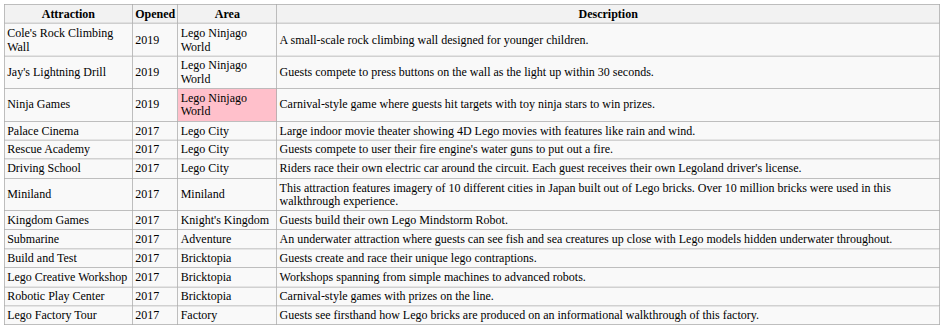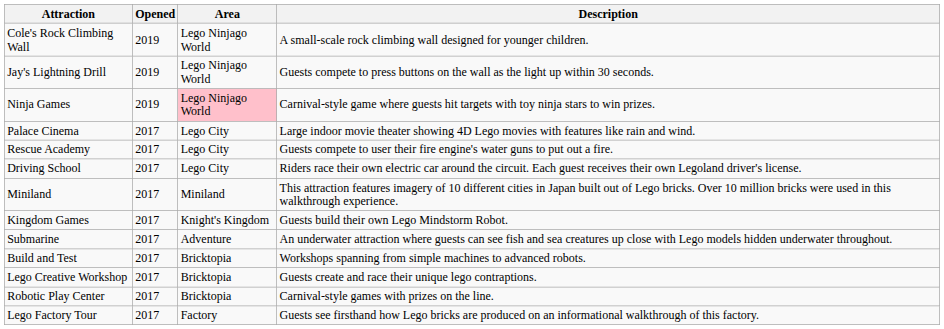(408, 258) Guests create and race their unique lego contraptions. -> (433, 258) Workshops spanning from simple machines to advanced robots.
(433, 277) Workshops spanning from simple machines to advanced robots. -> (408, 277) Guests create and race their unique lego contraptions.
